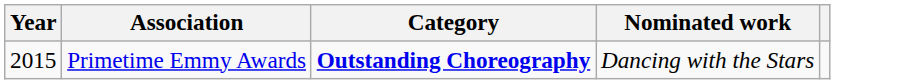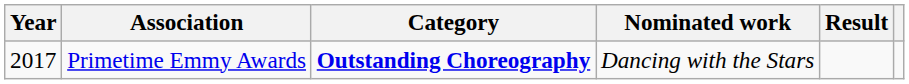+ column: (857, 22)
(33, 59) 2015 -> (33, 59) 2017
